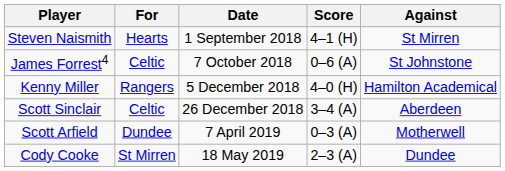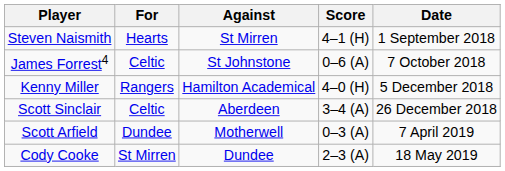columns swapped: (431, 15) <-> (243, 15)
